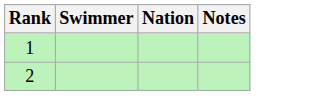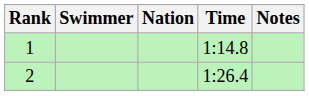+ column: (225, 18)
